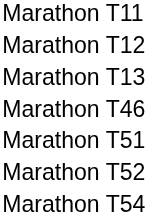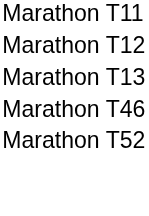- row: (74, 140)
- row: (74, 204)
